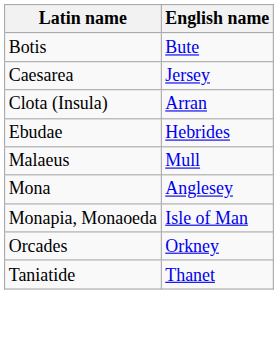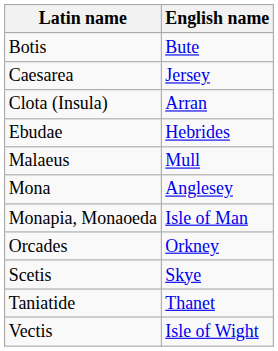+ row: (30, 274)
+ row: (31, 331)
